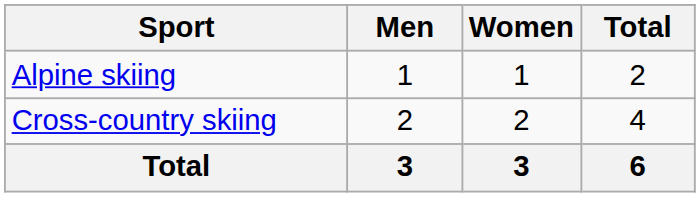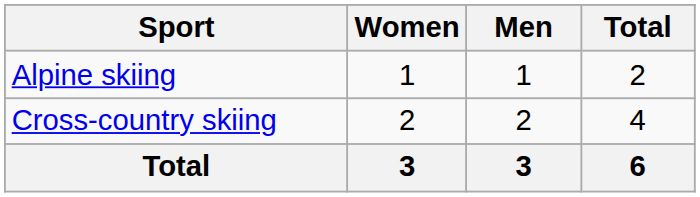columns swapped: (405, 27) <-> (521, 27)
